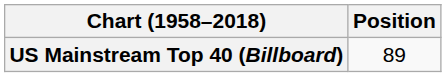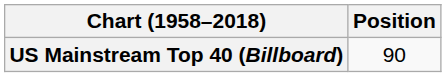(394, 54) 89 -> (394, 54) 90
